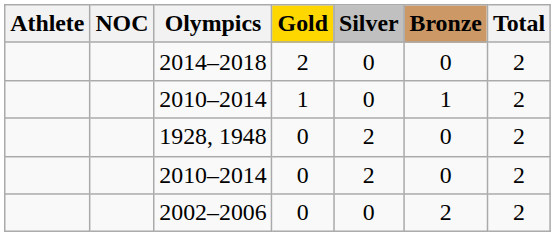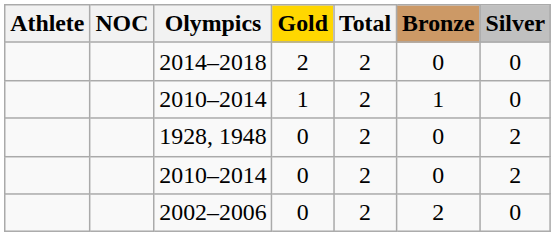columns swapped: (369, 23) <-> (519, 23)
